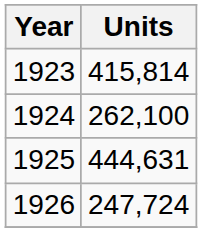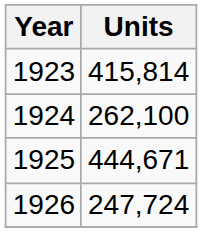(139, 159) 444,631 -> (139, 159) 444,671
